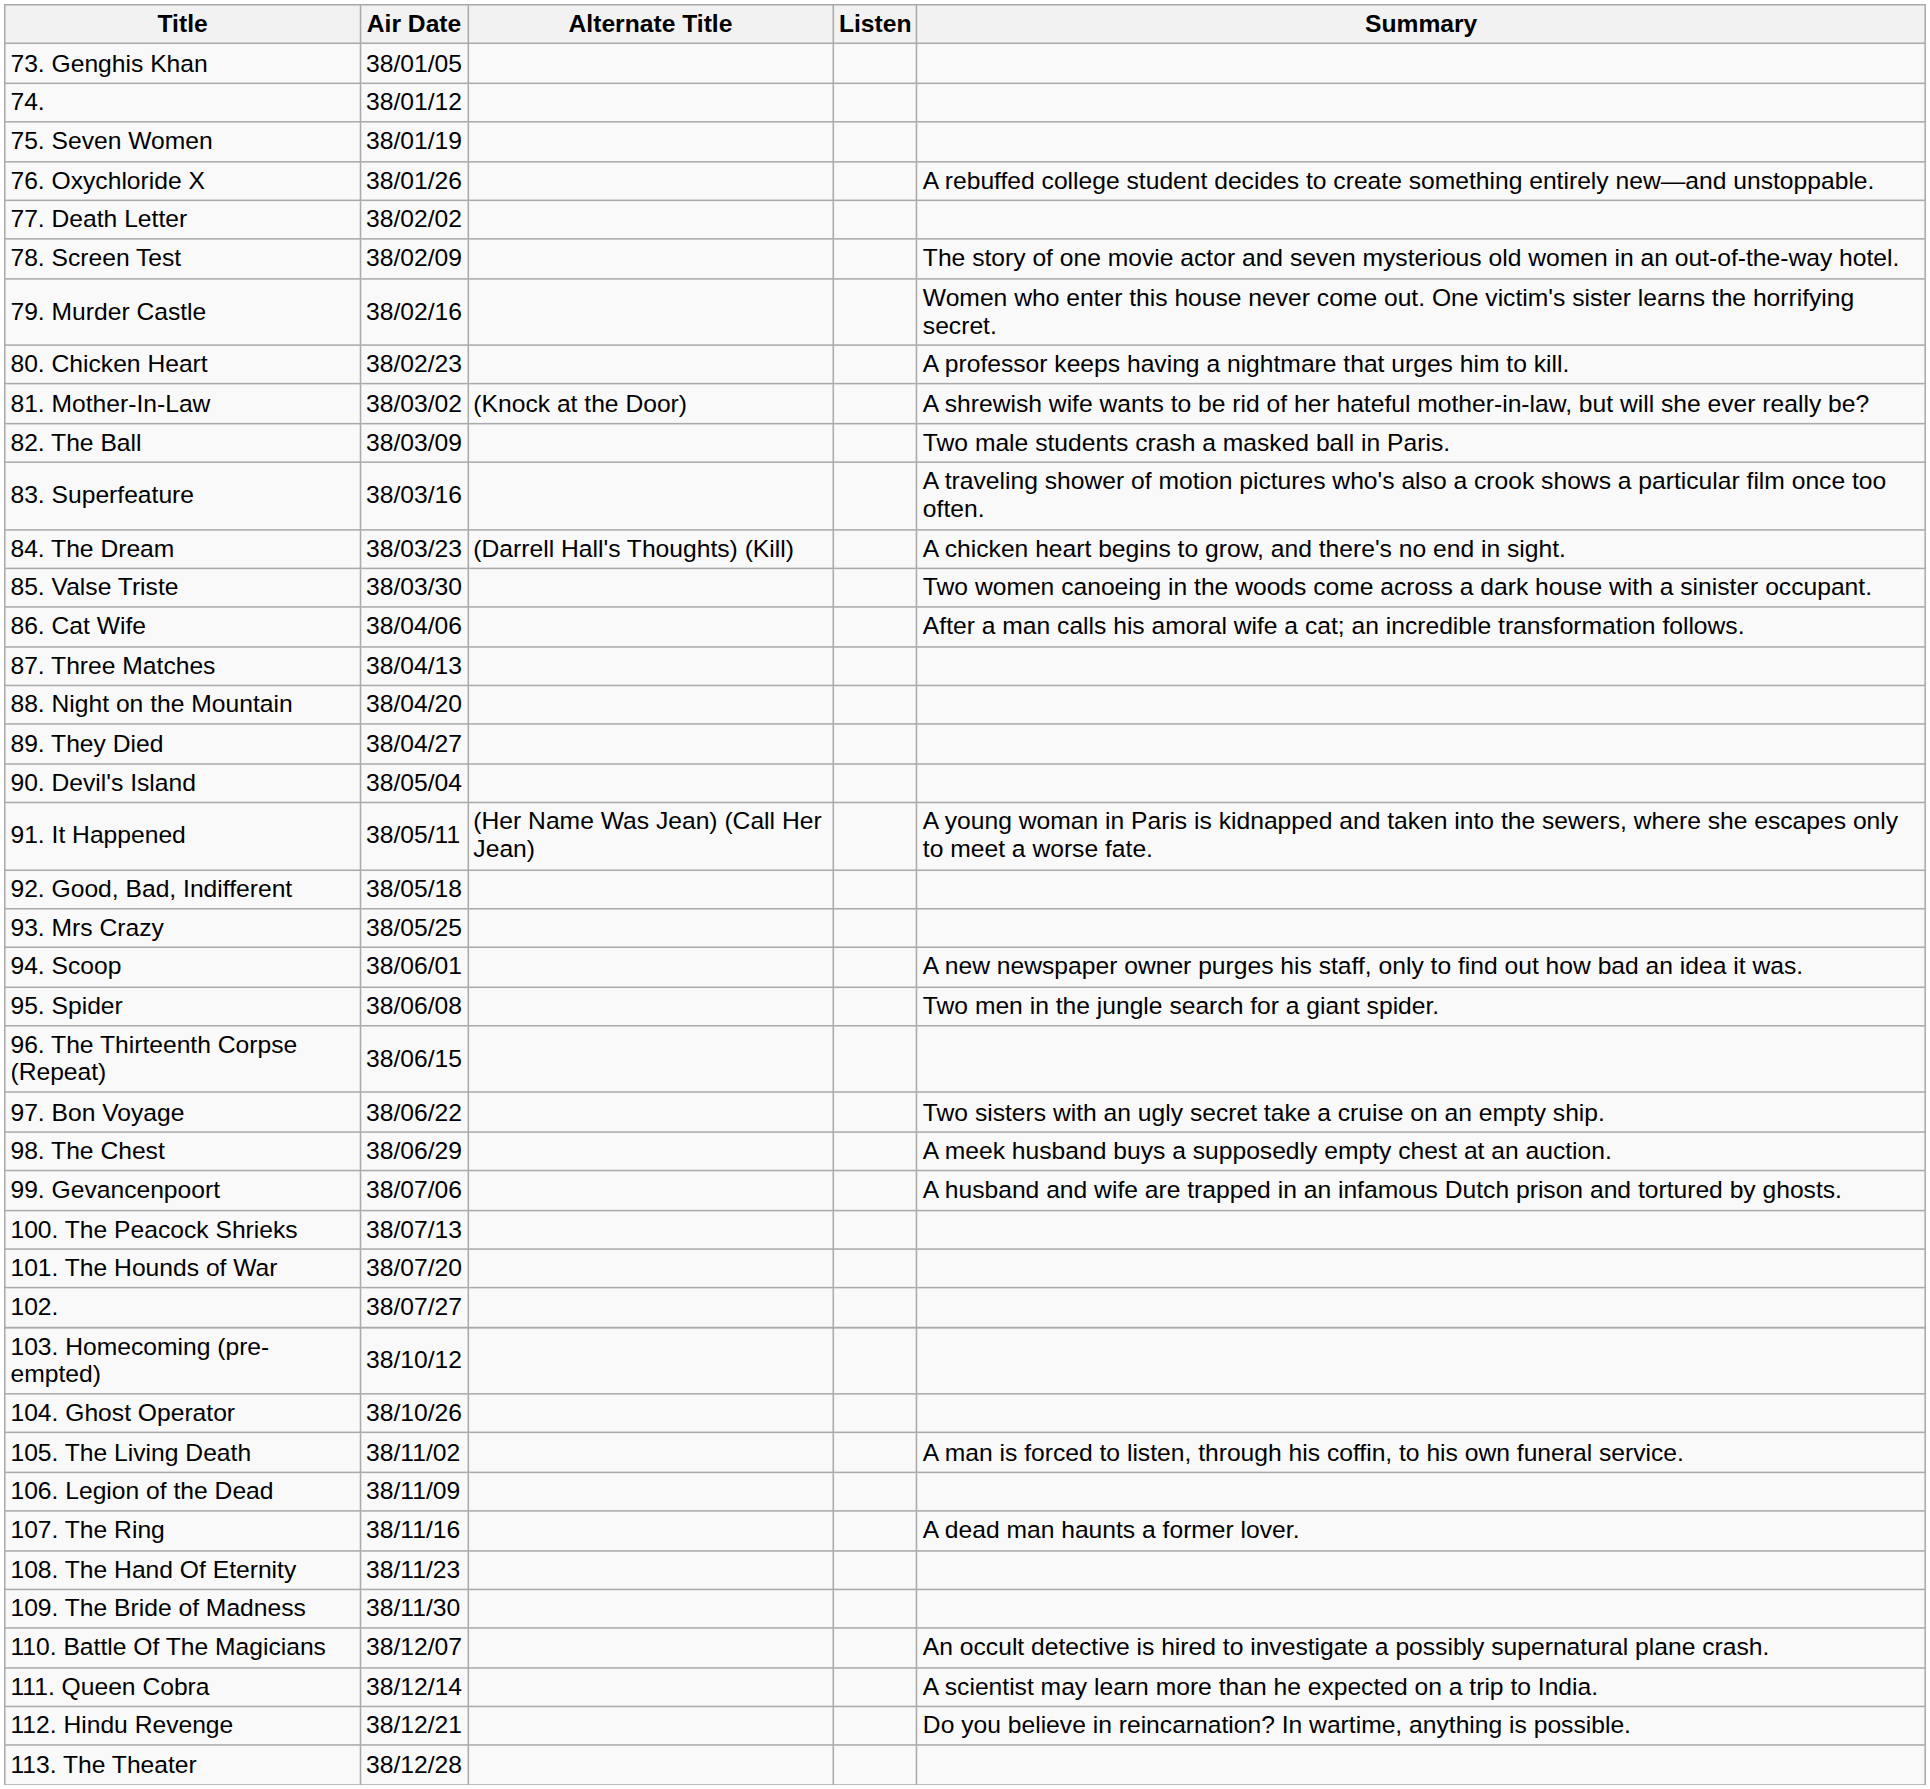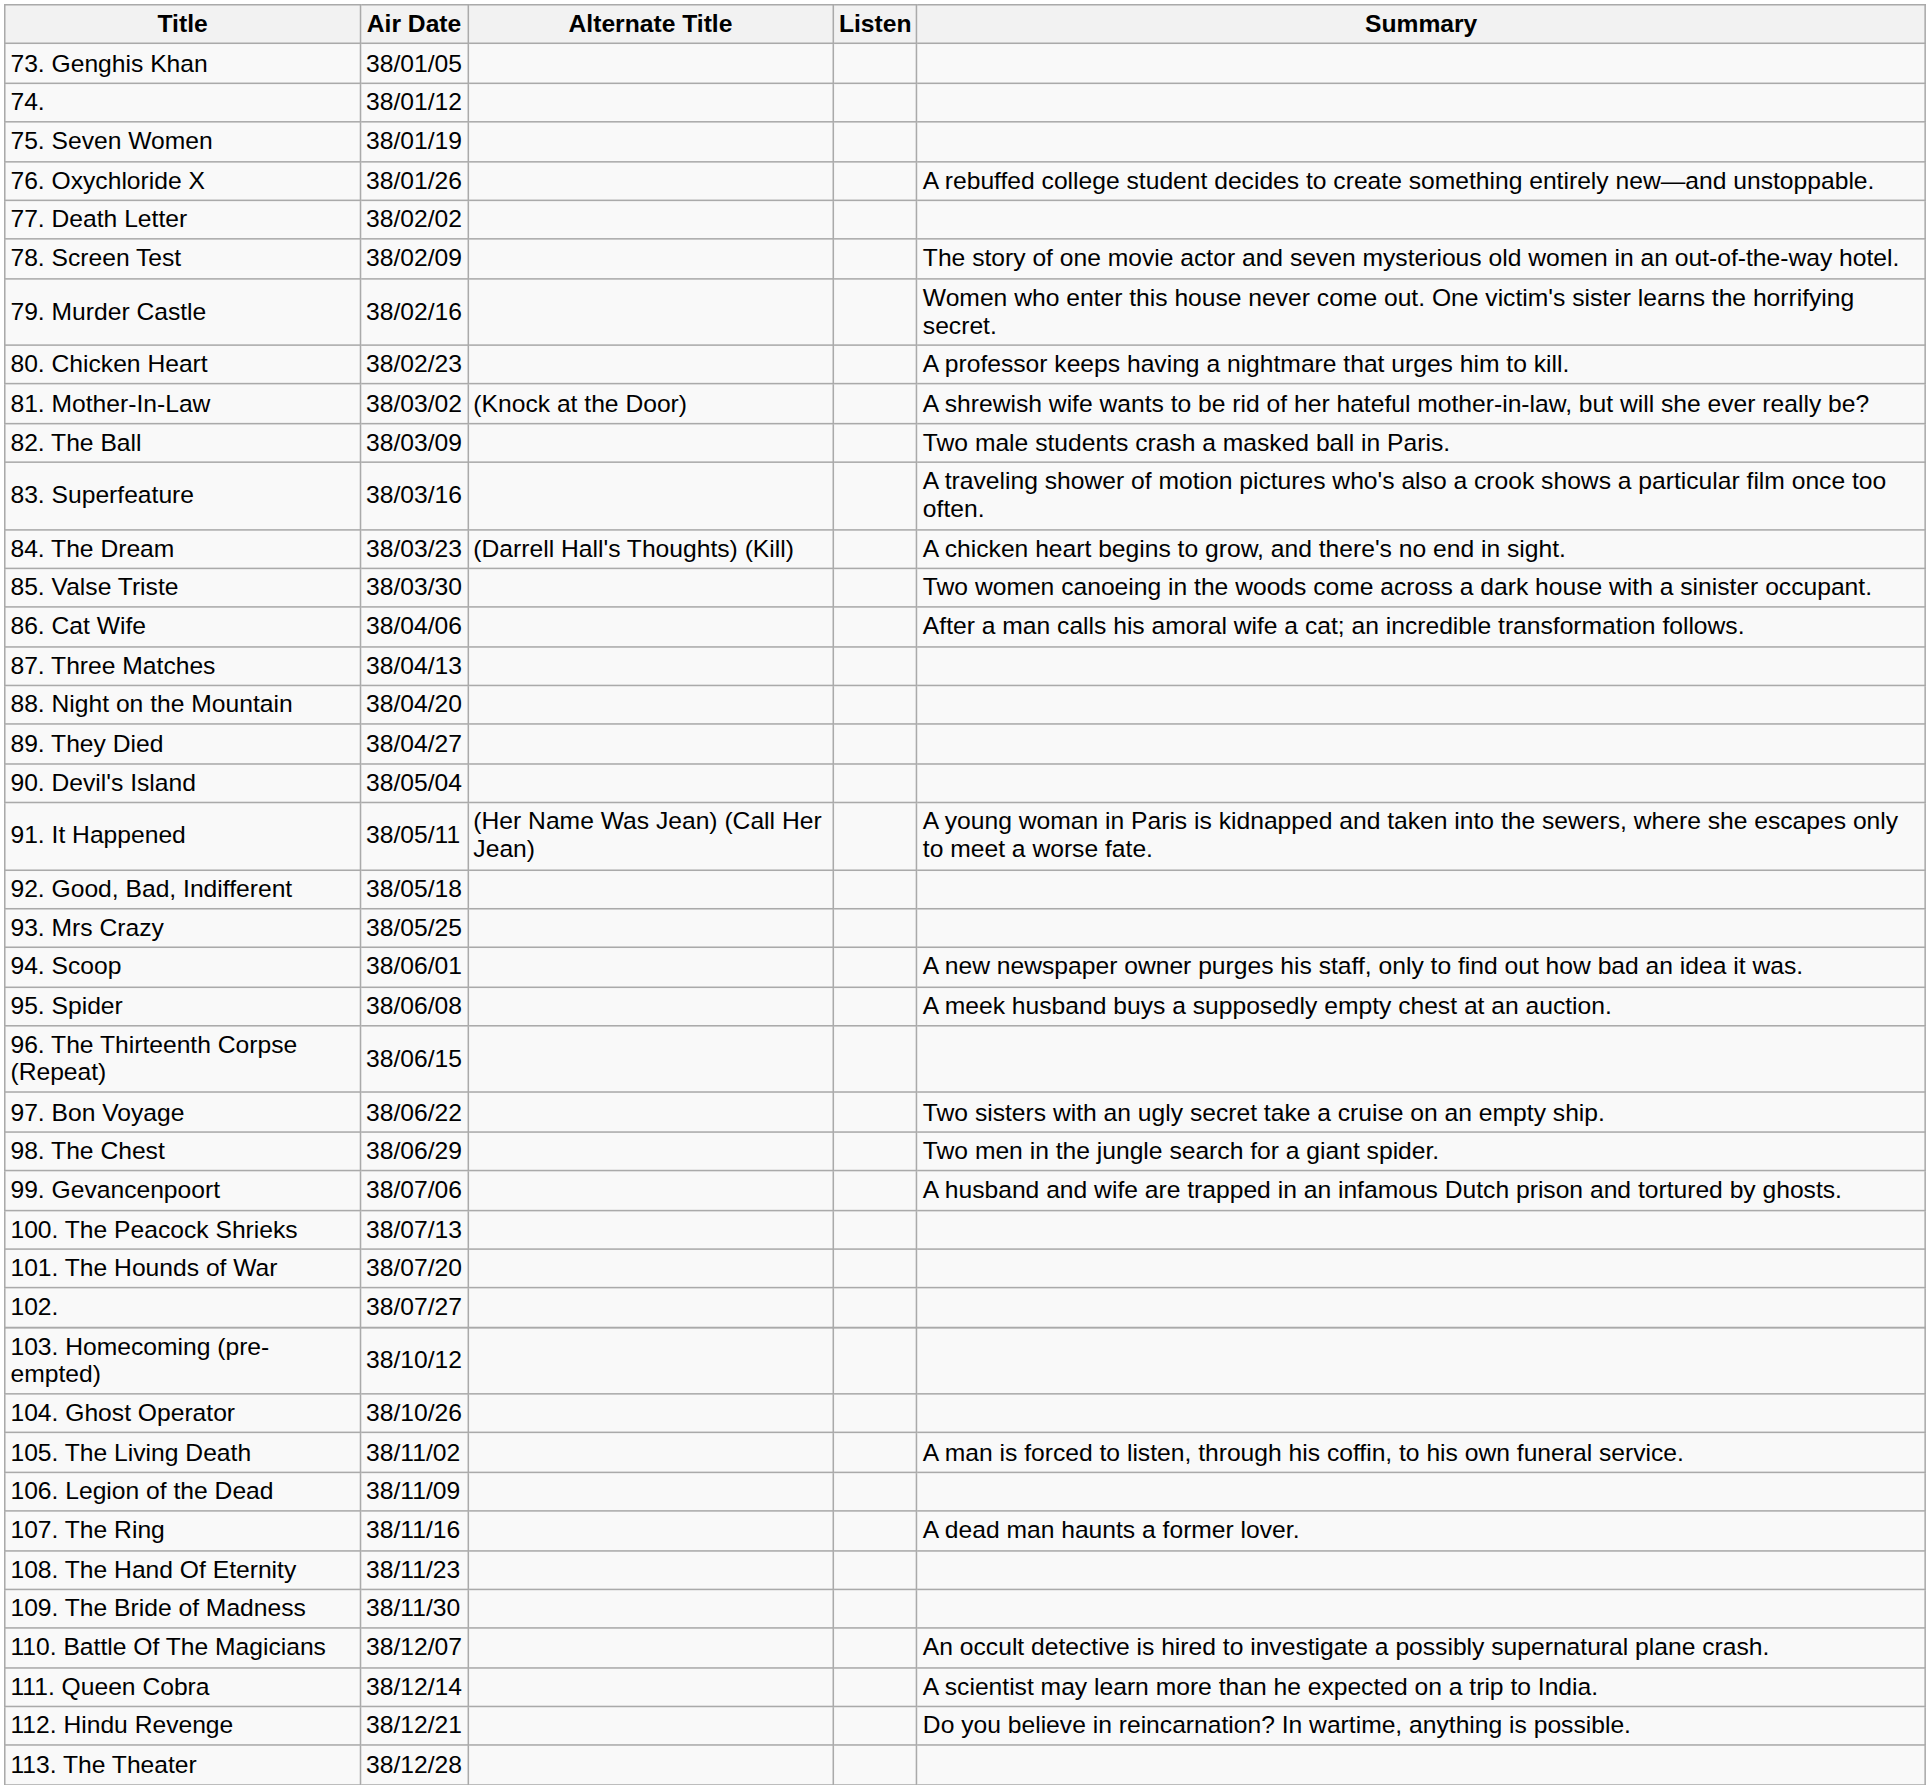(1181, 1005) Two men in the jungle search for a giant spider. -> (1267, 1005) A meek husband buys a supposedly empty chest at an auction.
(1267, 1150) A meek husband buys a supposedly empty chest at an auction. -> (1181, 1150) Two men in the jungle search for a giant spider.
